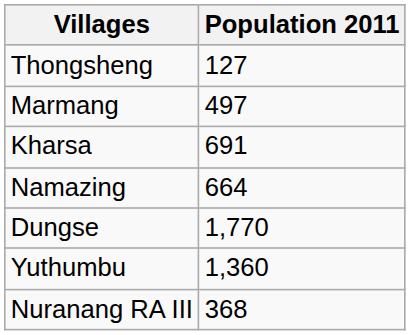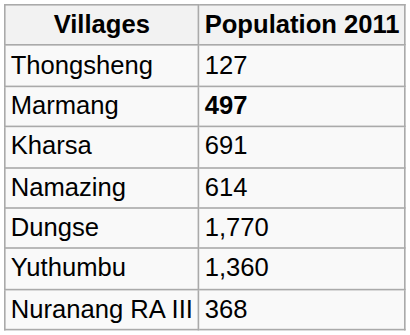(226, 106) normal -> (226, 106) bold
(226, 187) 664 -> (226, 187) 614
